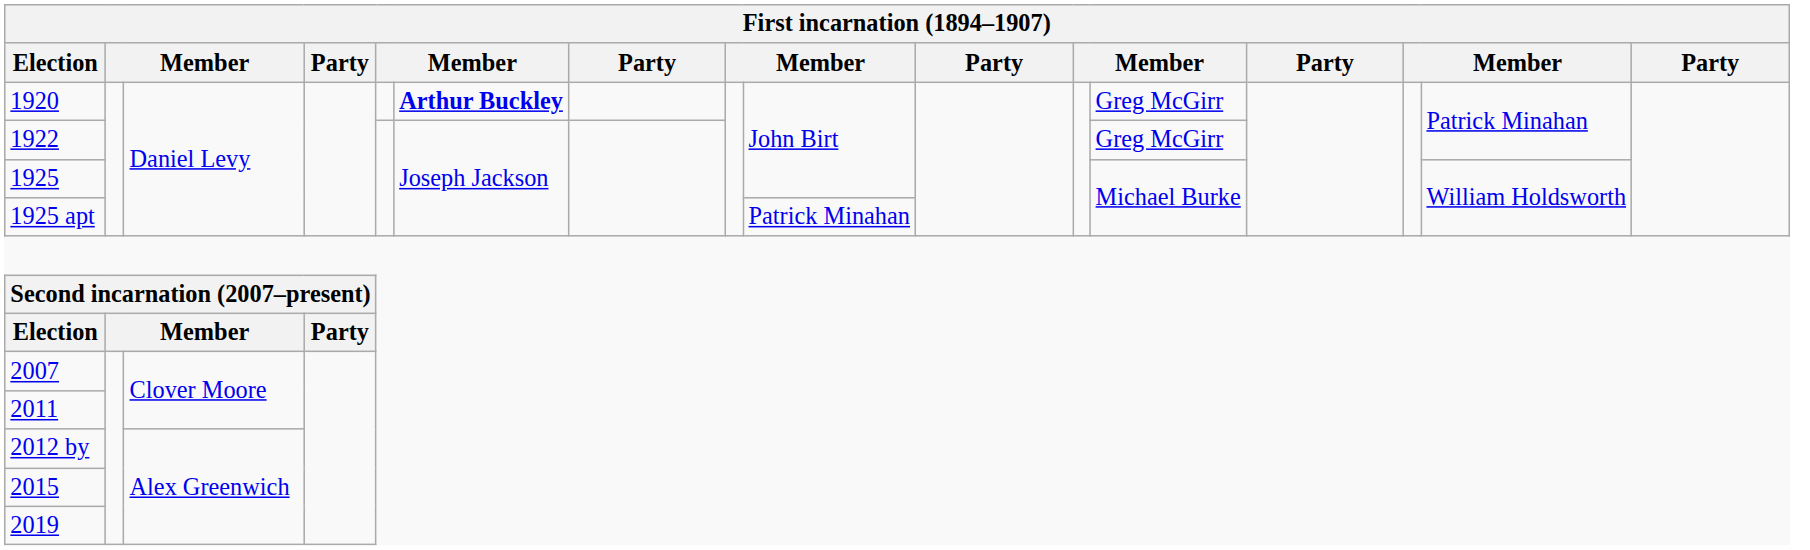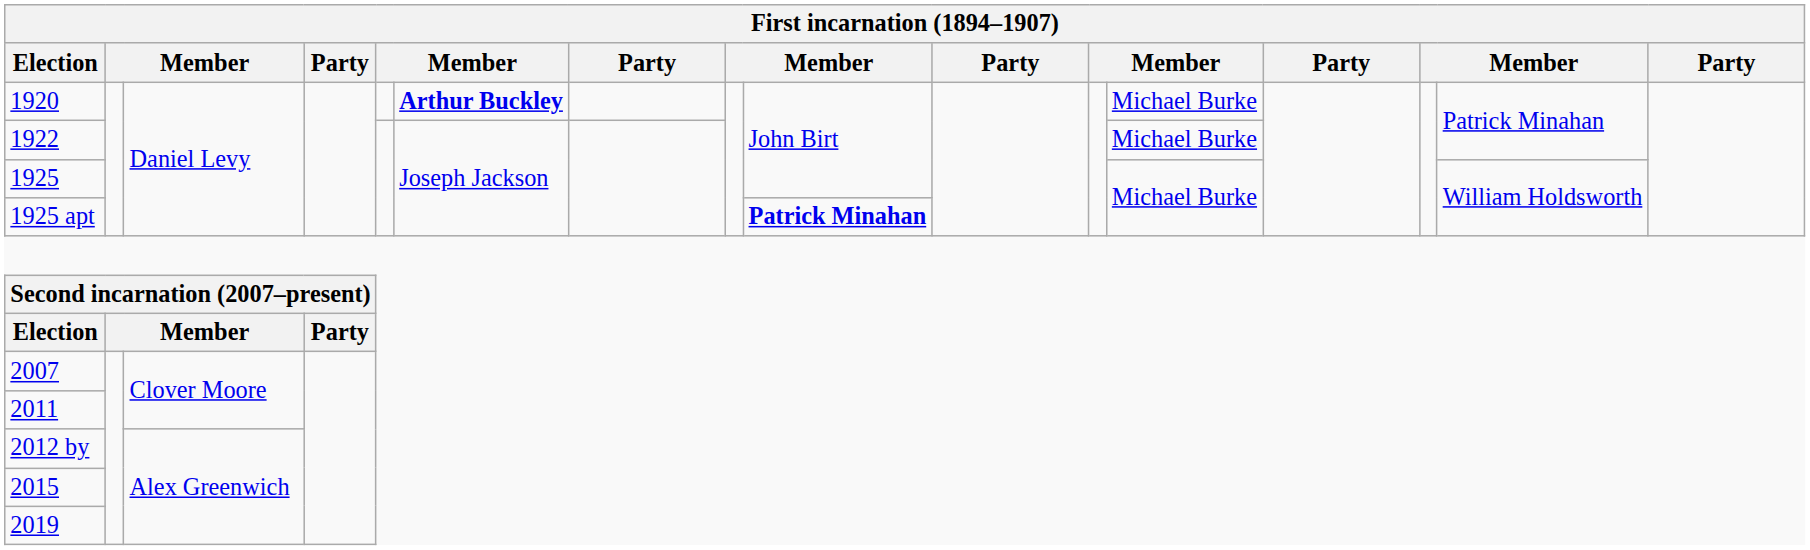(1159, 100) Greg McGirr -> (1184, 100) Michael Burke
(1159, 139) Greg McGirr -> (1184, 139) Michael Burke
(829, 216) normal -> (837, 216) bold
